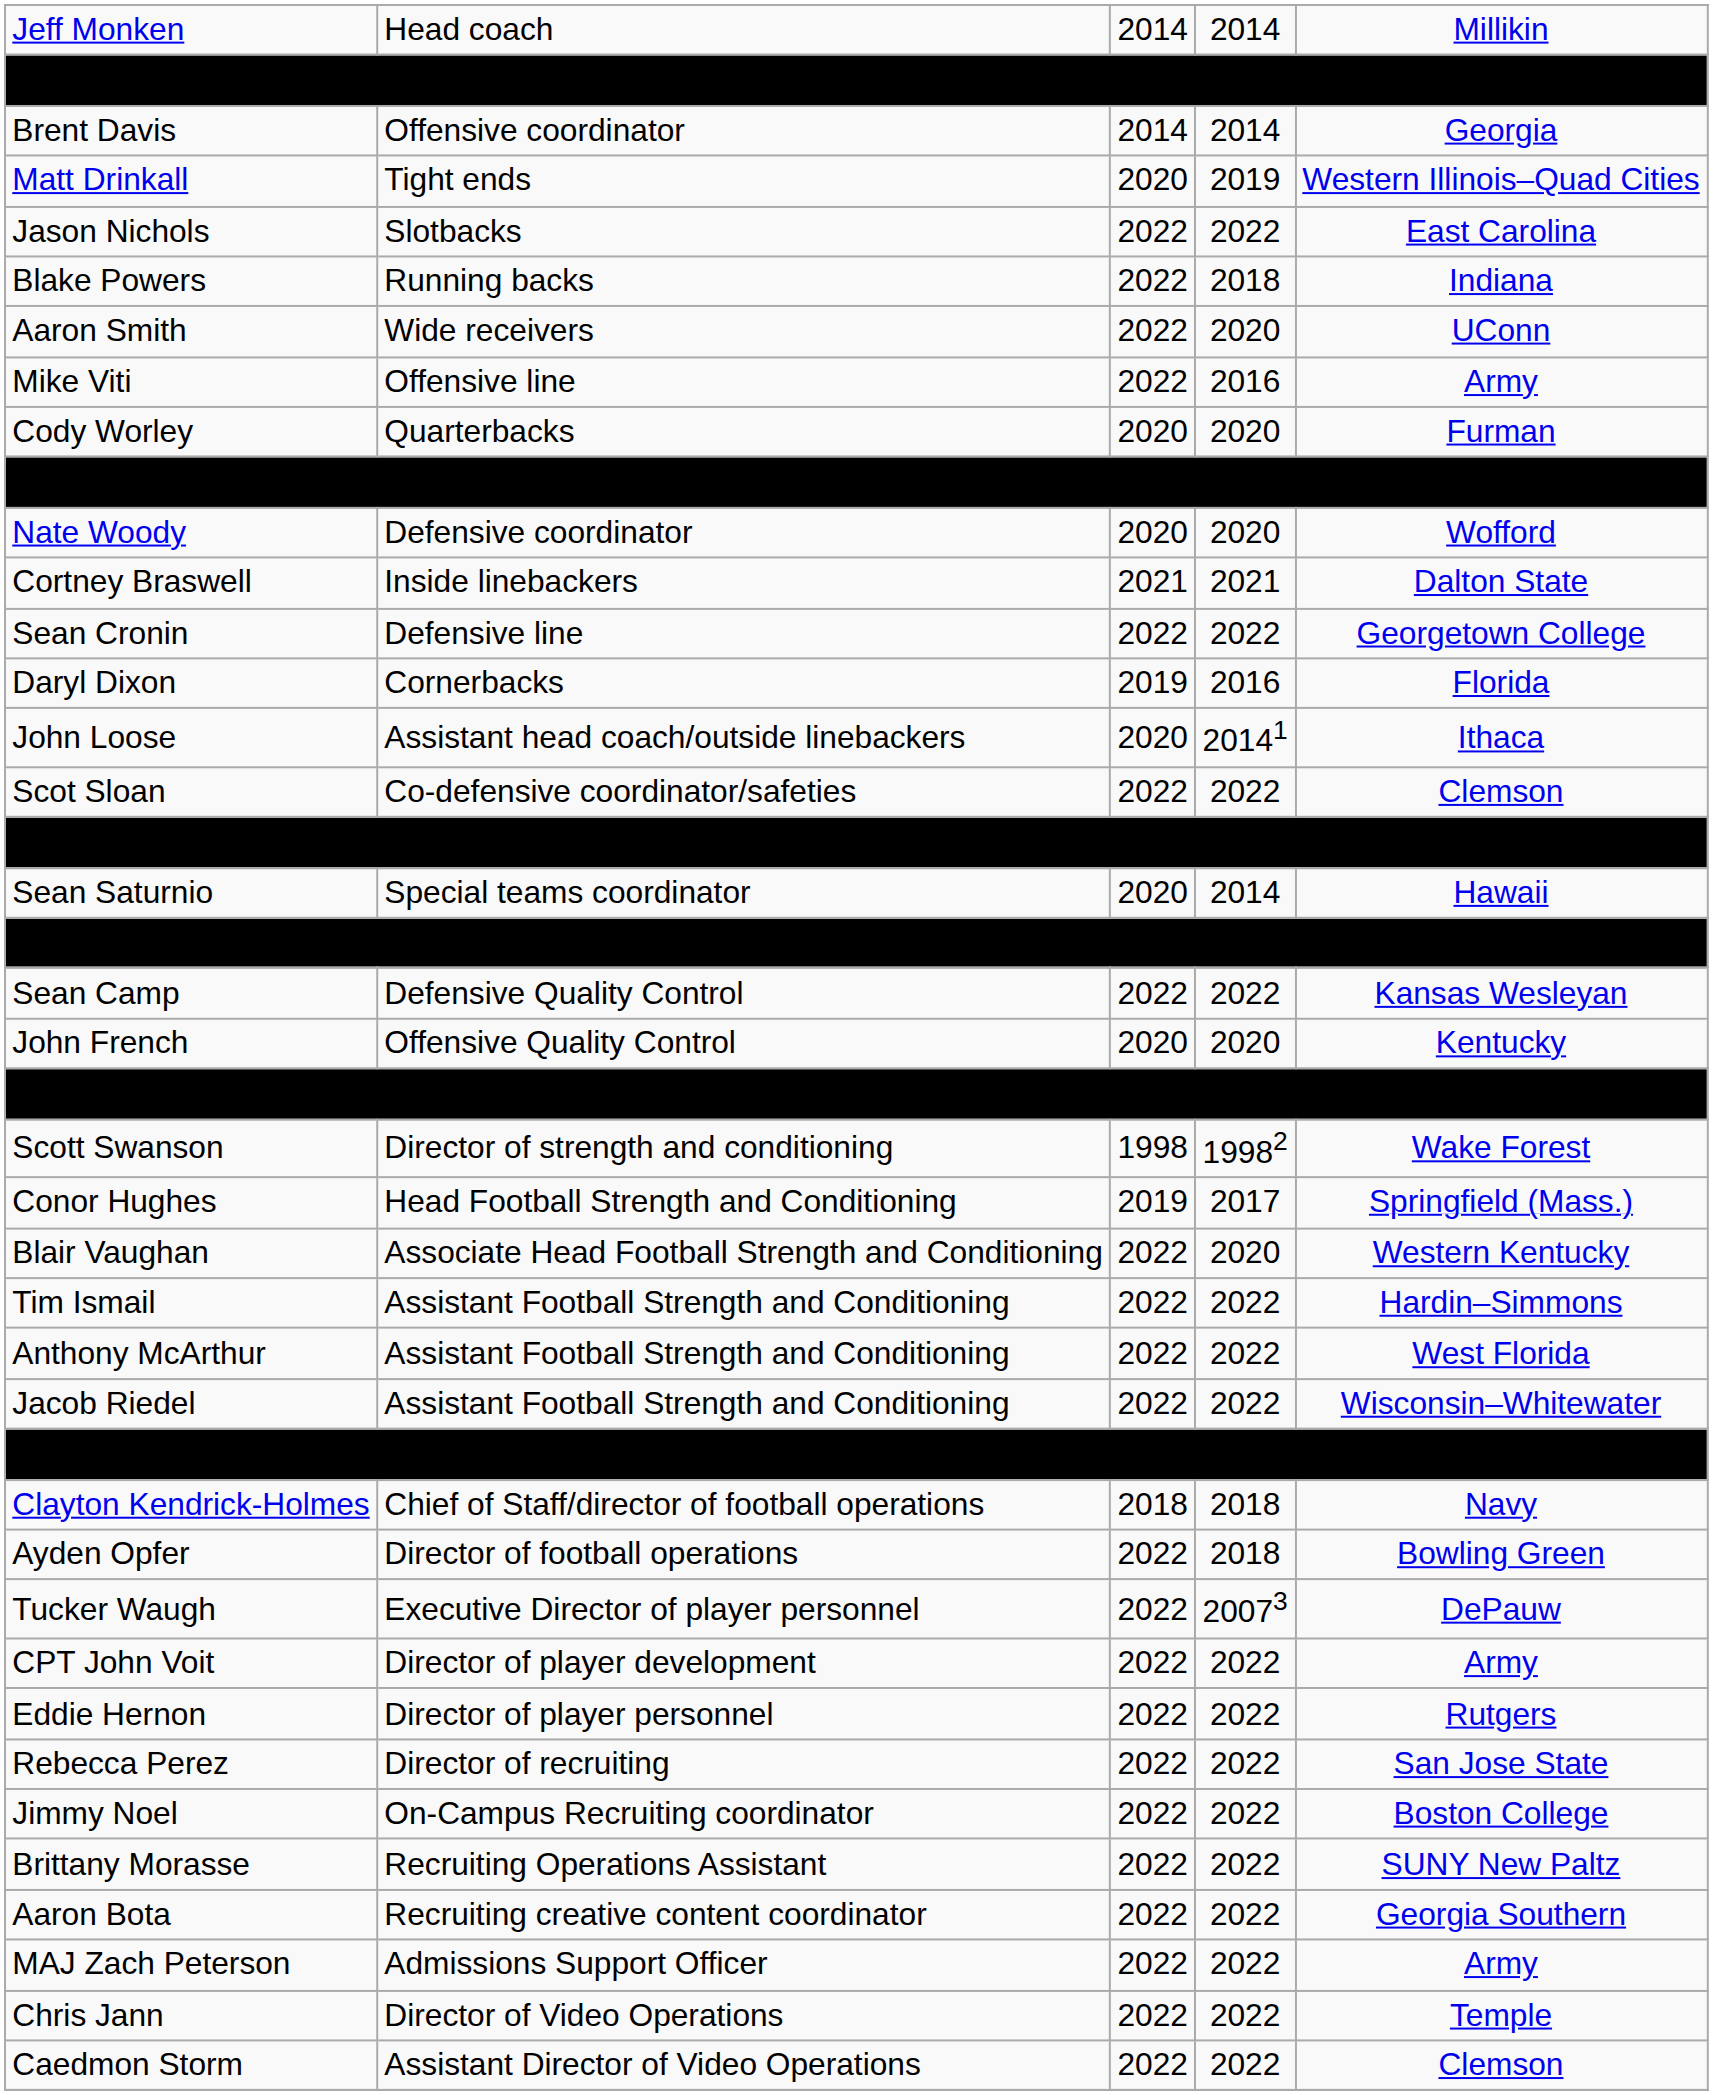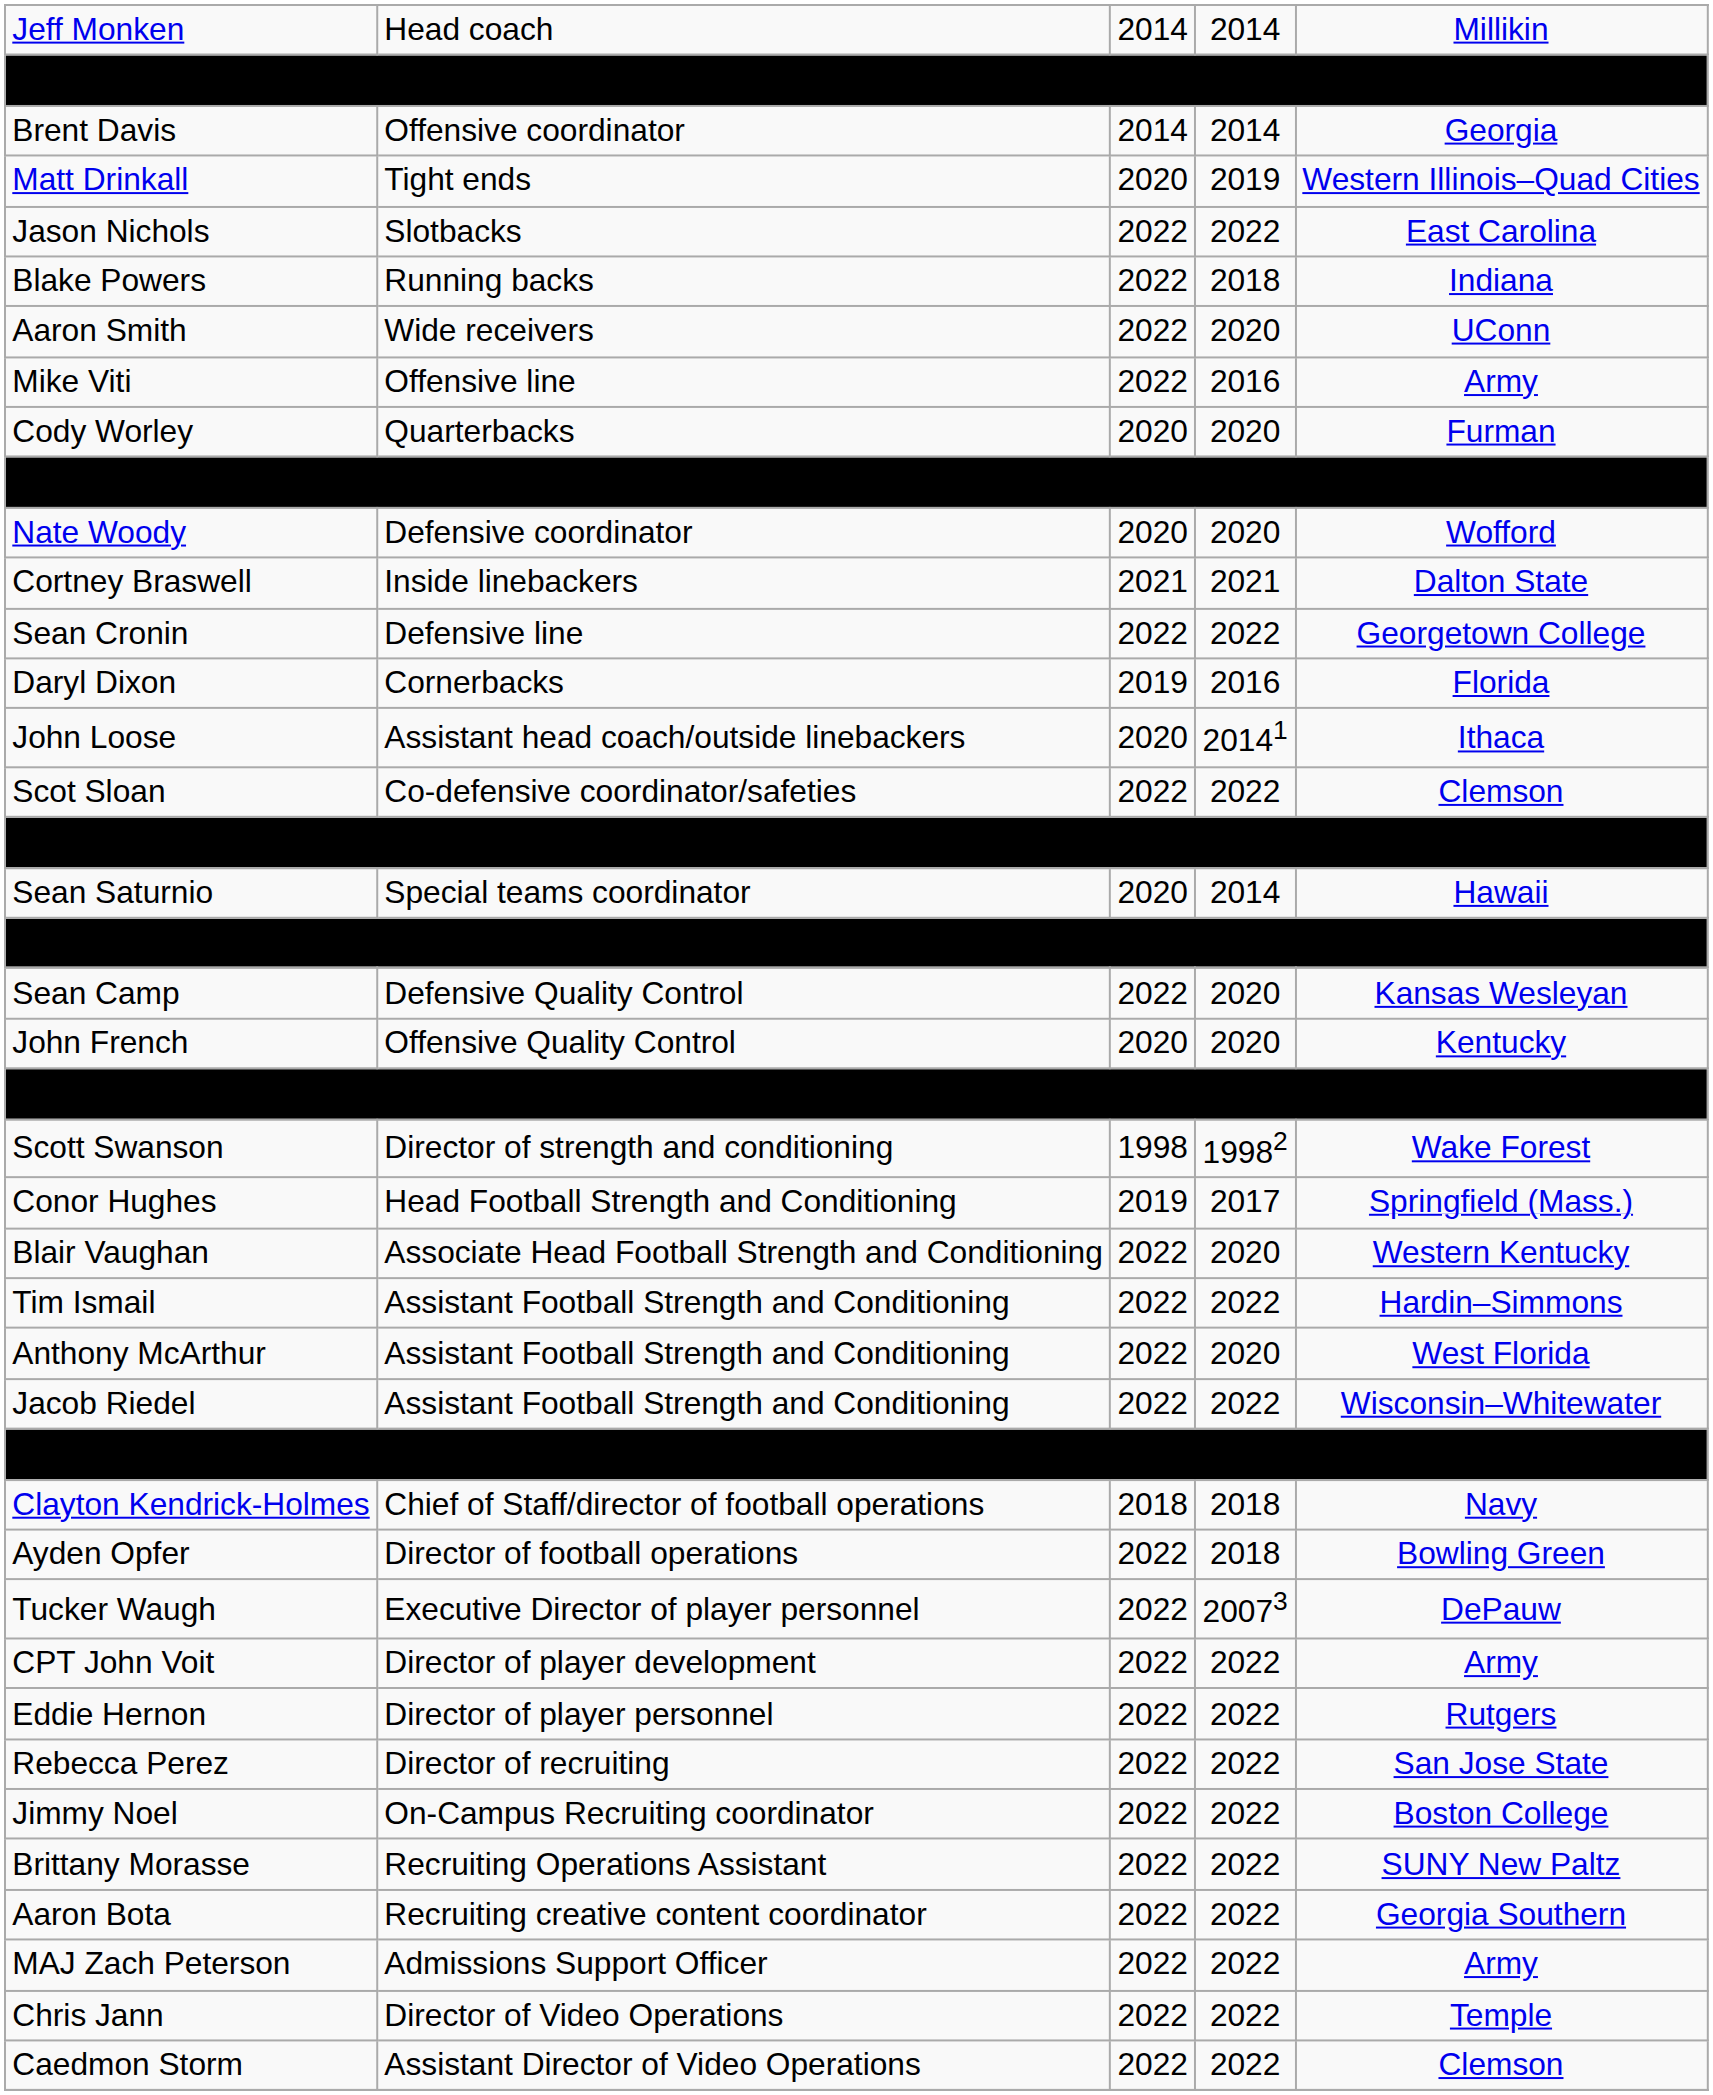(1245, 992) 2022 -> (1245, 992) 2020
(1245, 1353) 2022 -> (1245, 1353) 2020
